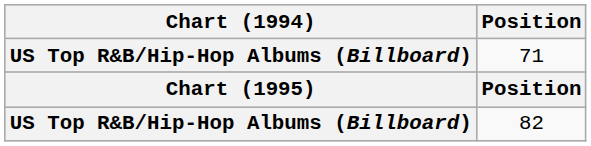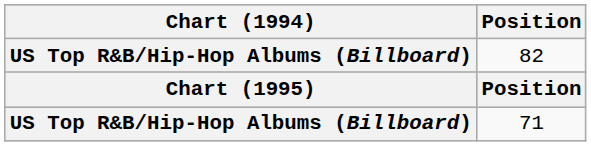rows swapped: (531, 123) <-> (531, 56)
